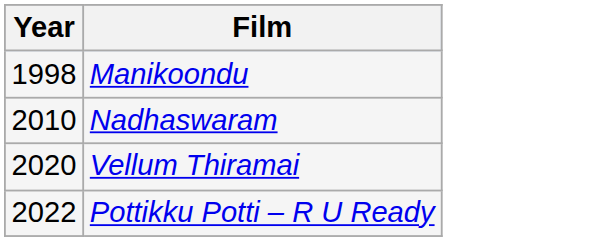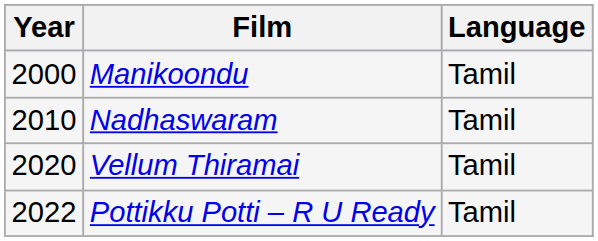+ column: (517, 27)
(44, 73) 1998 -> (44, 73) 2000
